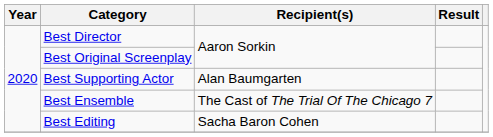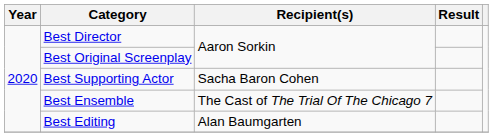(250, 79) Alan Baumgarten -> (258, 79) Sacha Baron Cohen
(258, 121) Sacha Baron Cohen -> (250, 121) Alan Baumgarten
